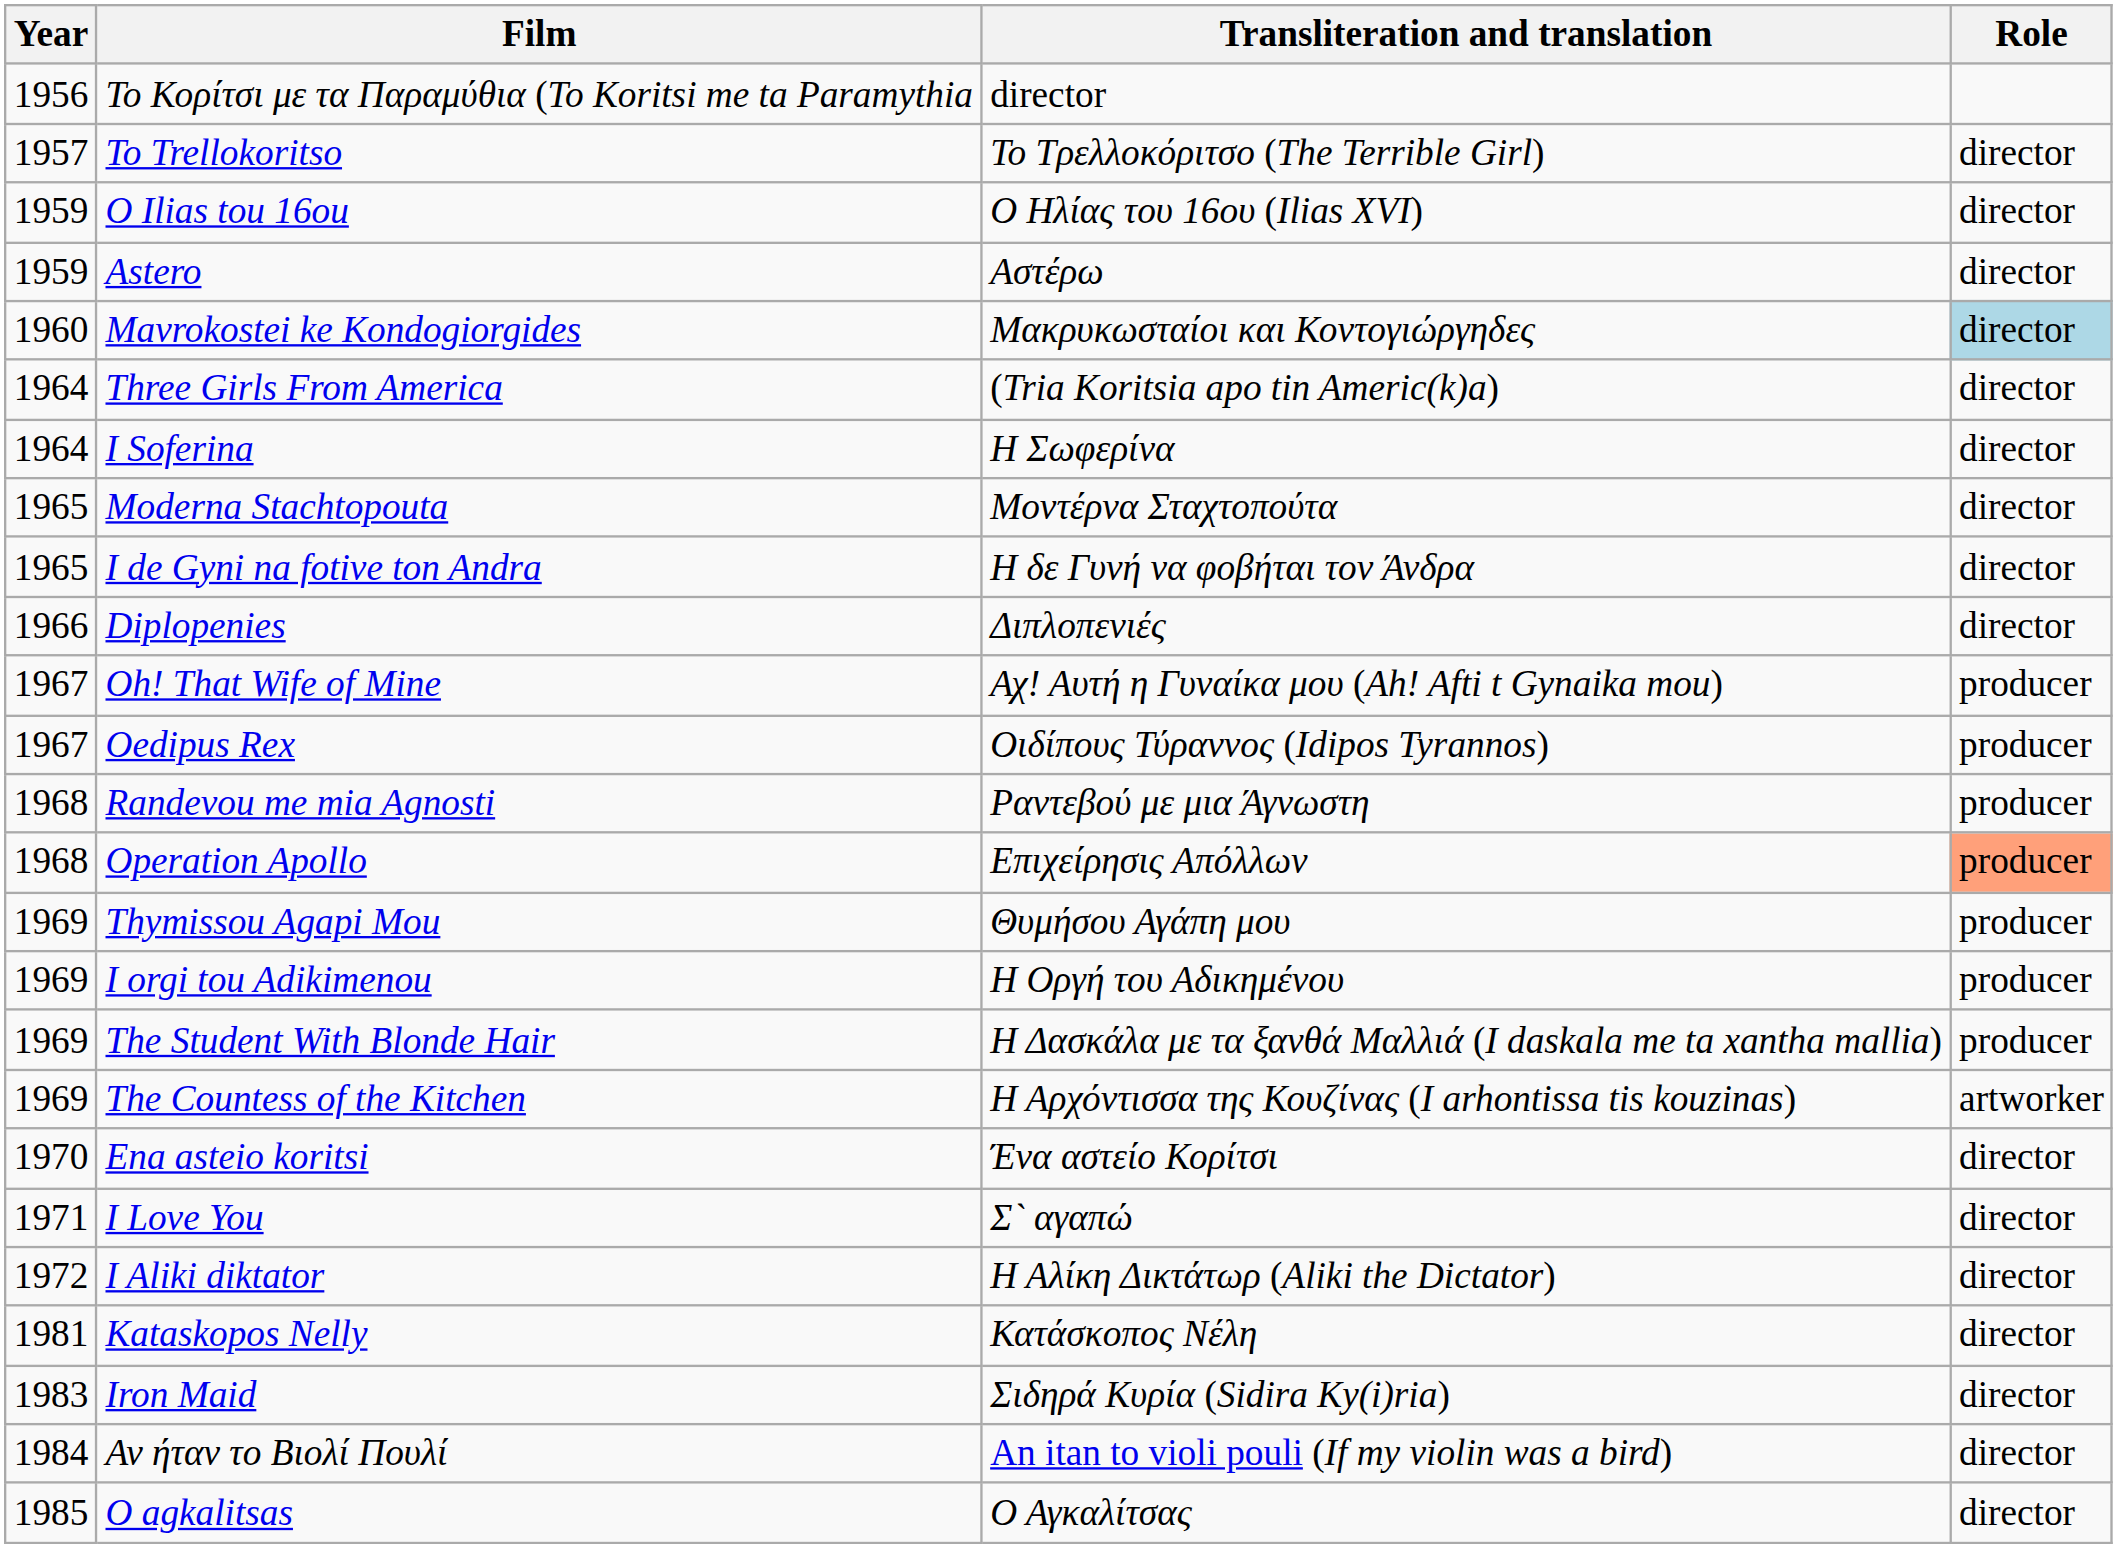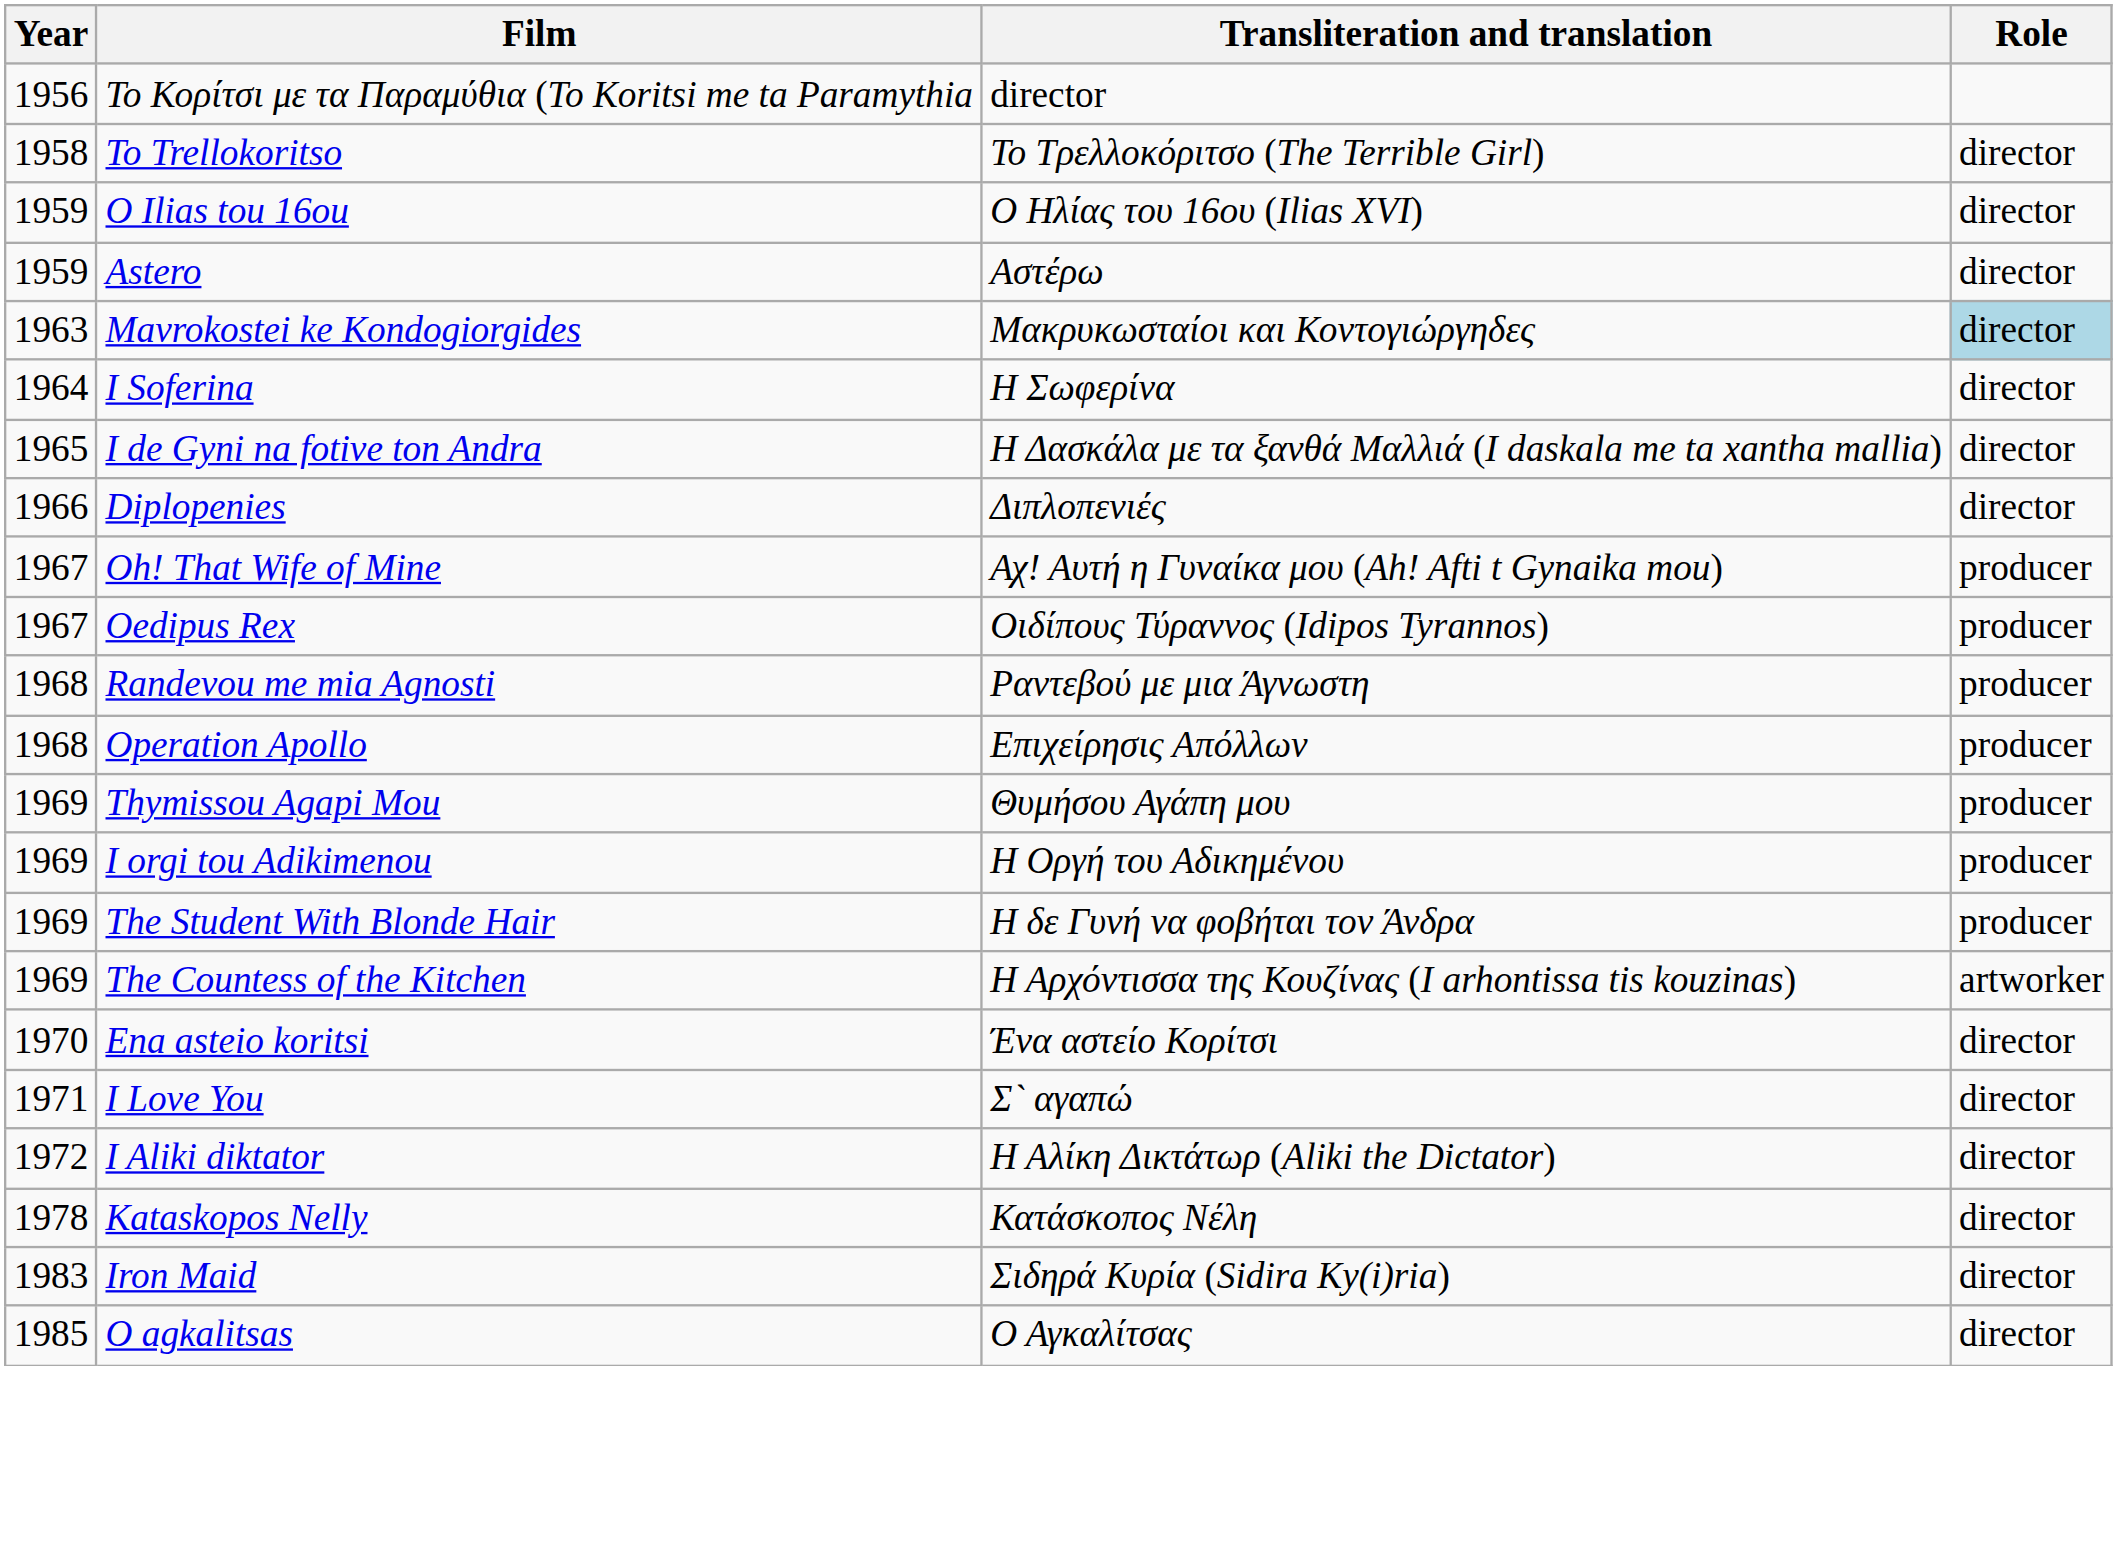(51, 152) 1957 -> (51, 152) 1958
(51, 329) 1960 -> (51, 329) 1963
- row: (304, 388)
- row: (277, 507)
(1232, 566) Η δε Γυνή να φοβήται τον Άνδρα -> (1466, 447) Η Δασκάλα με τα ξανθά Μαλλιά (I daskala me ta xantha mallia)
(2025, 861) lightsalmon background -> (2025, 743) no background
(1466, 1039) Η Δασκάλα με τα ξανθά Μαλλιά (I daskala me ta xantha mallia) -> (1232, 920) Η δε Γυνή να φοβήται τον Άνδρα
(51, 1334) 1981 -> (51, 1216) 1978
- row: (276, 1453)
